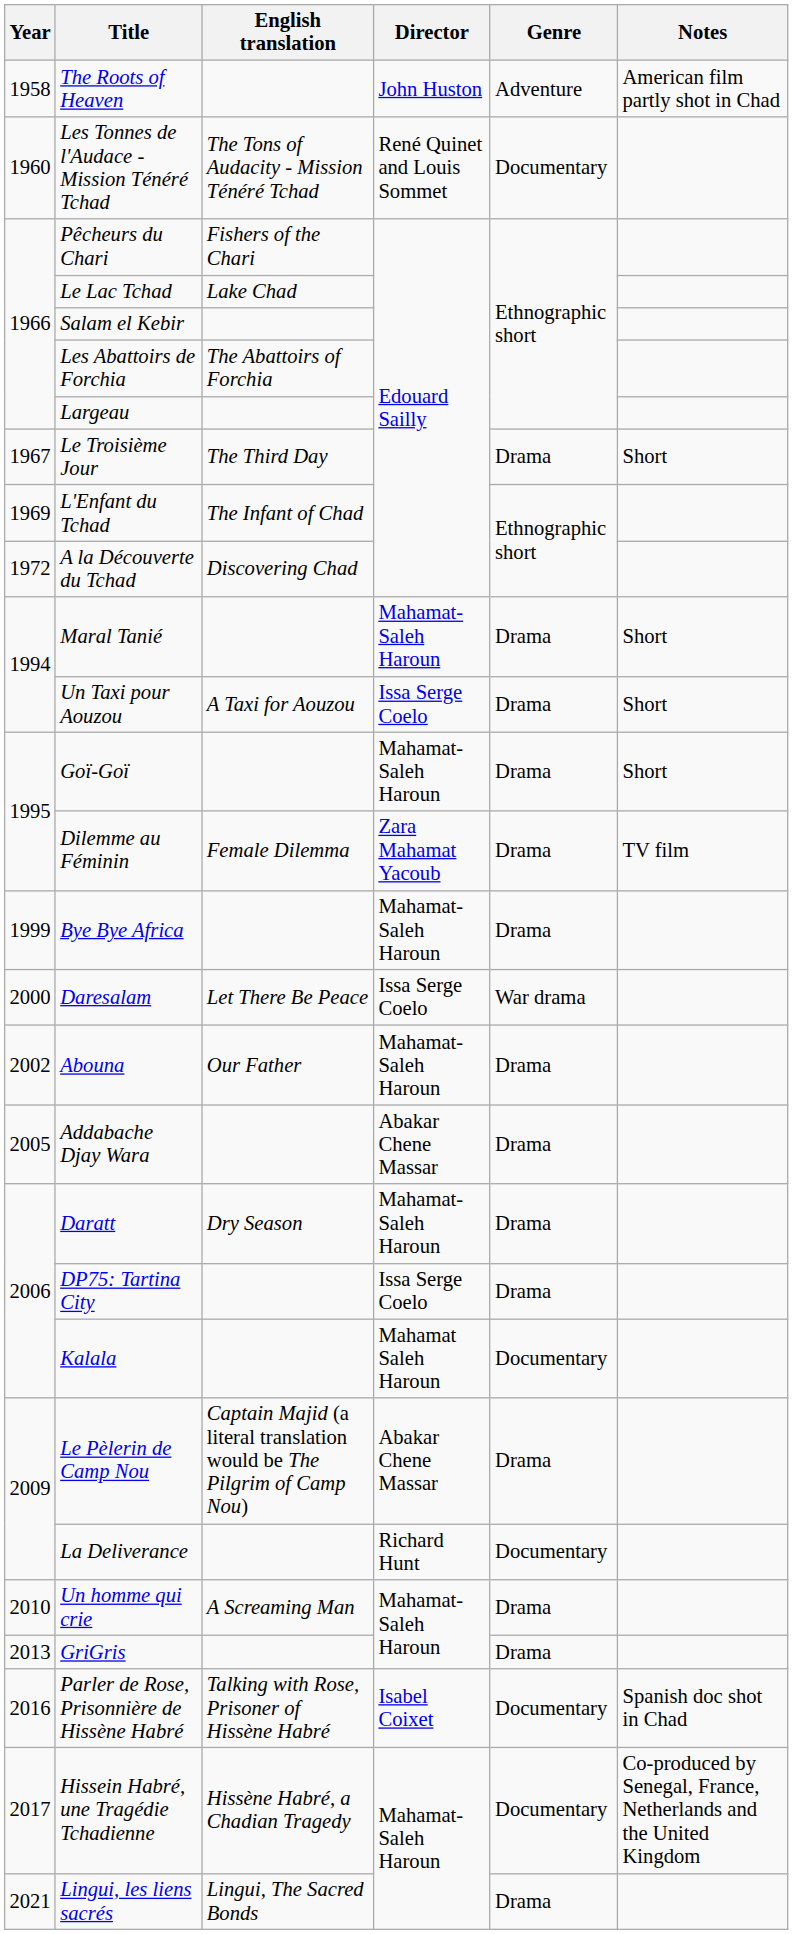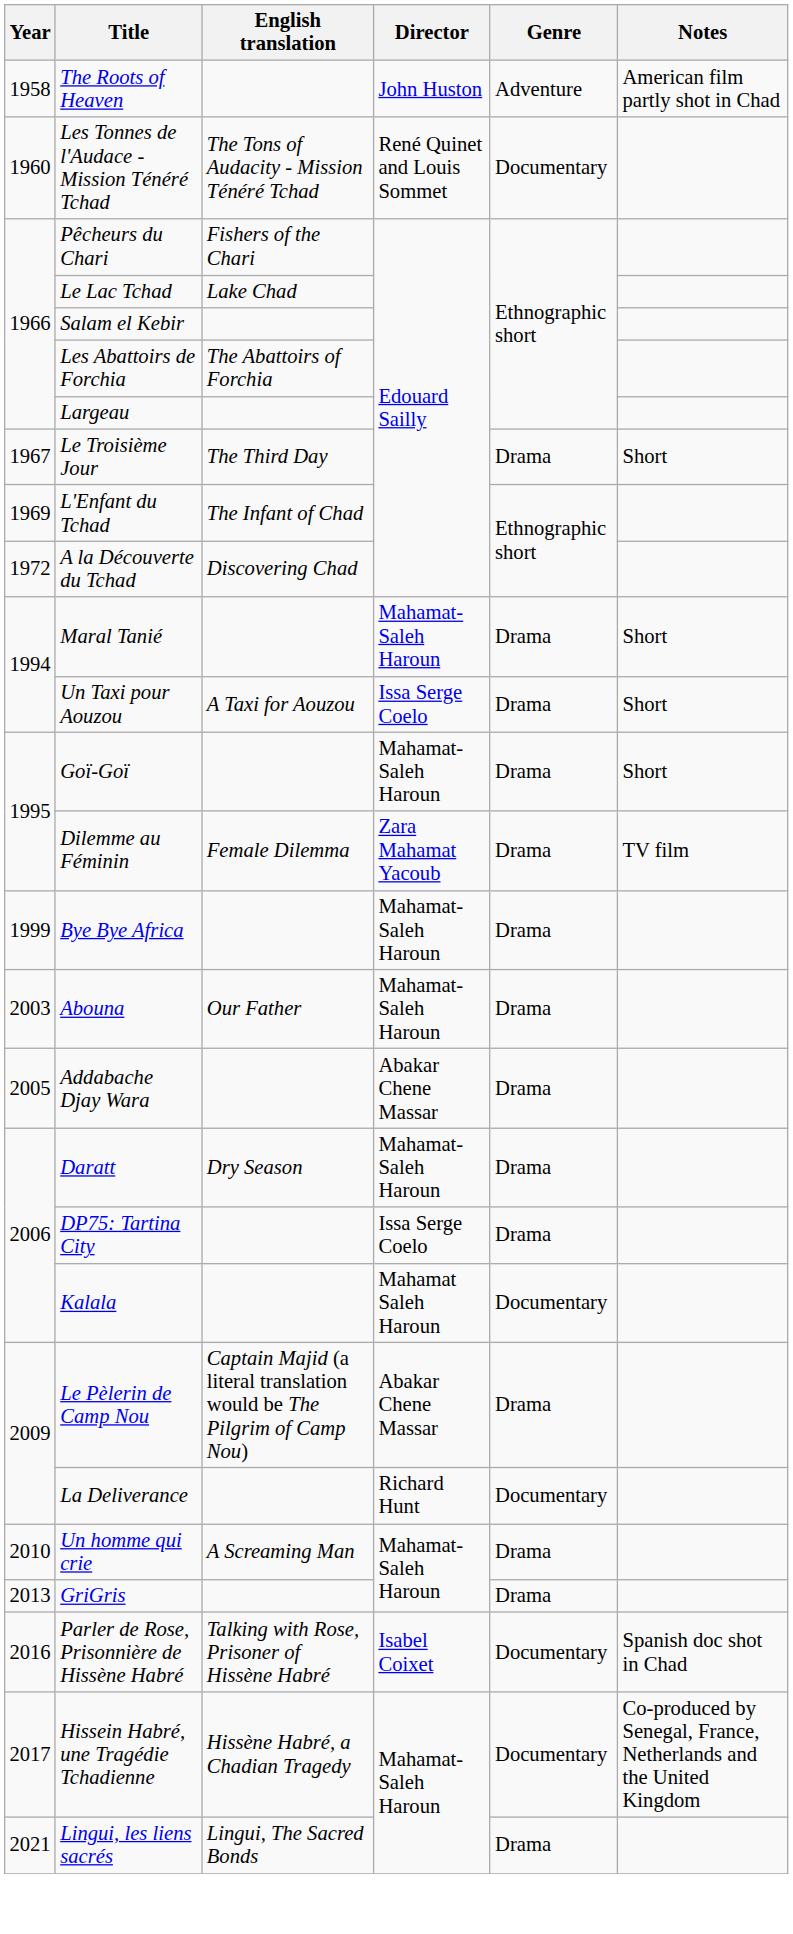- row: (106, 997)
(30, 1064) 2002 -> (30, 1009) 2003
